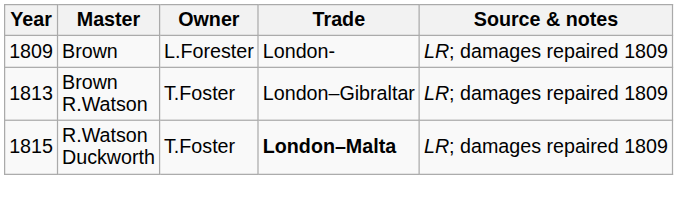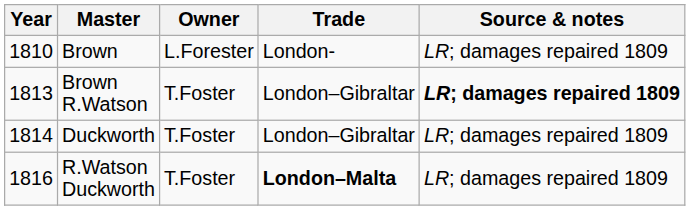(31, 51) 1809 -> (31, 51) 1810
(546, 93) normal -> (552, 93) bold
+ row: (108, 135)
(31, 146) 1815 -> (31, 178) 1816
